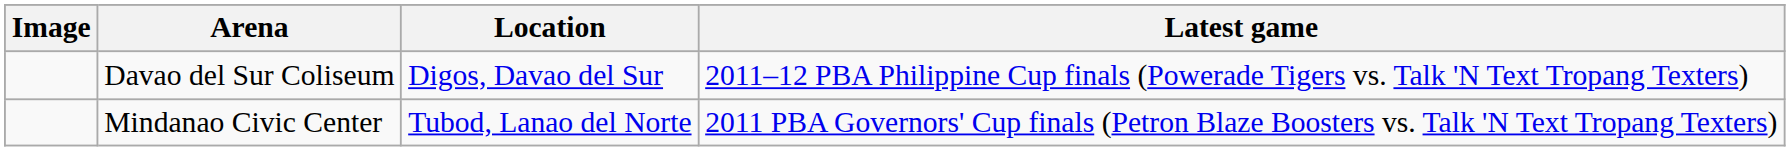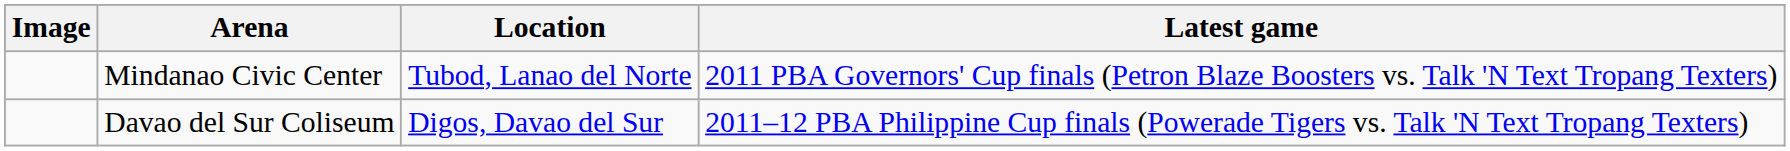rows swapped: (249, 74) <-> (243, 121)
